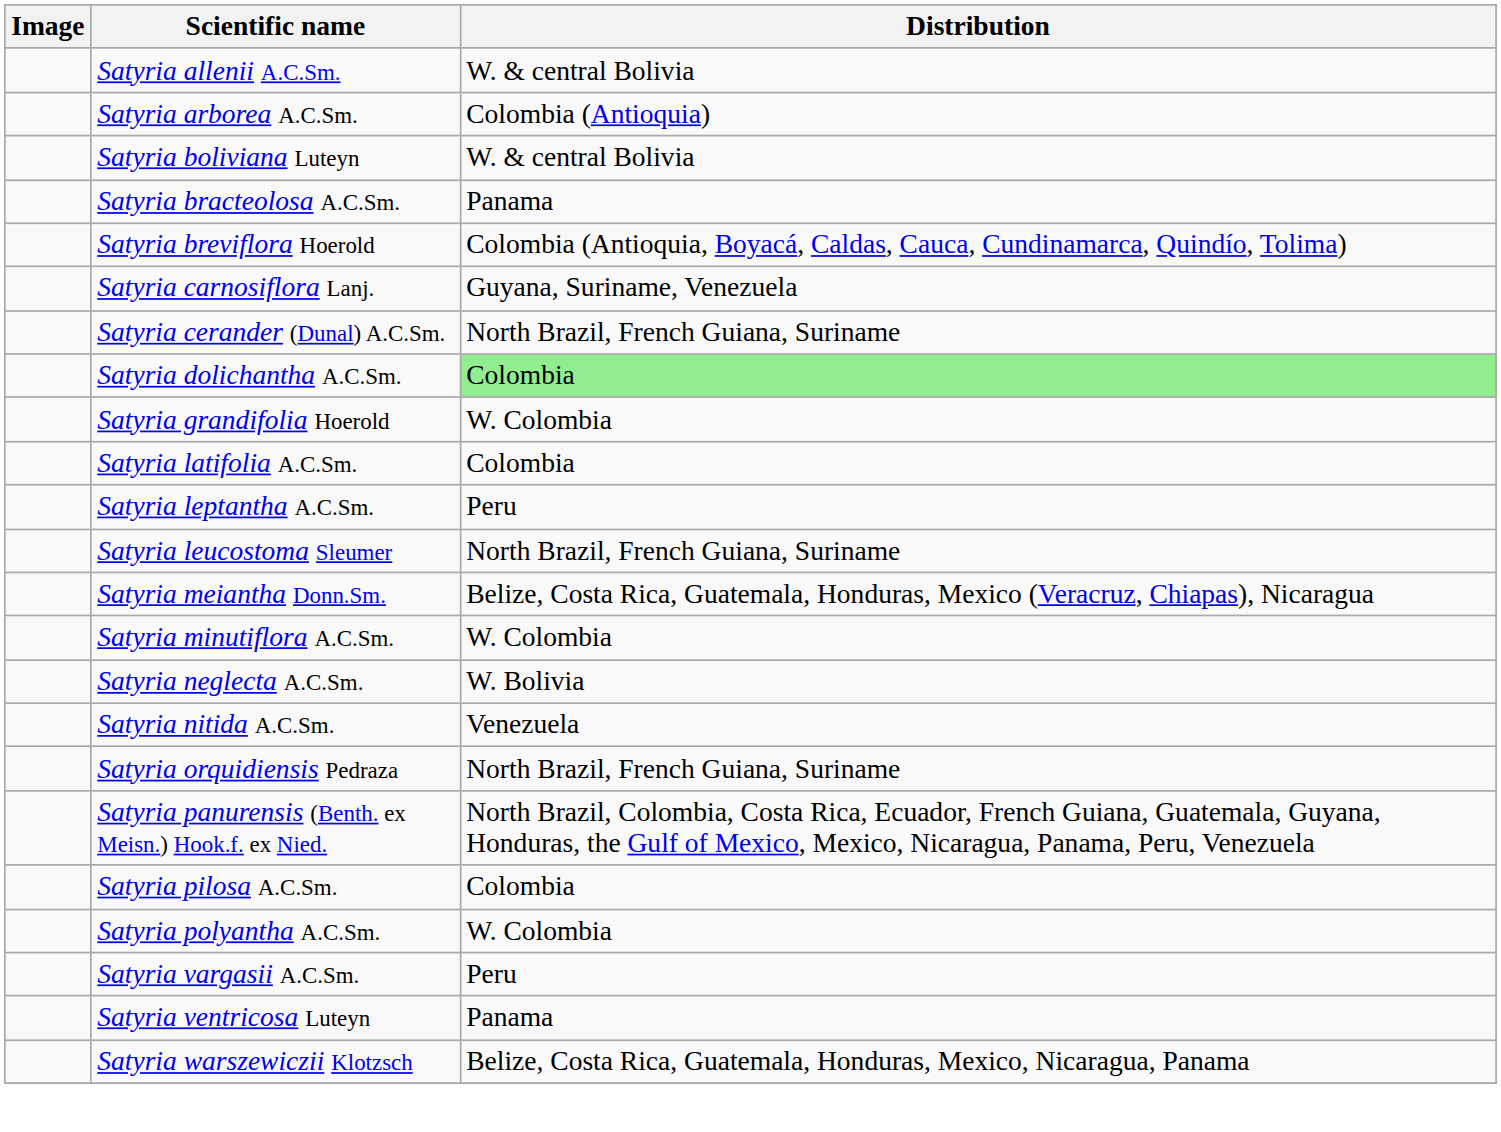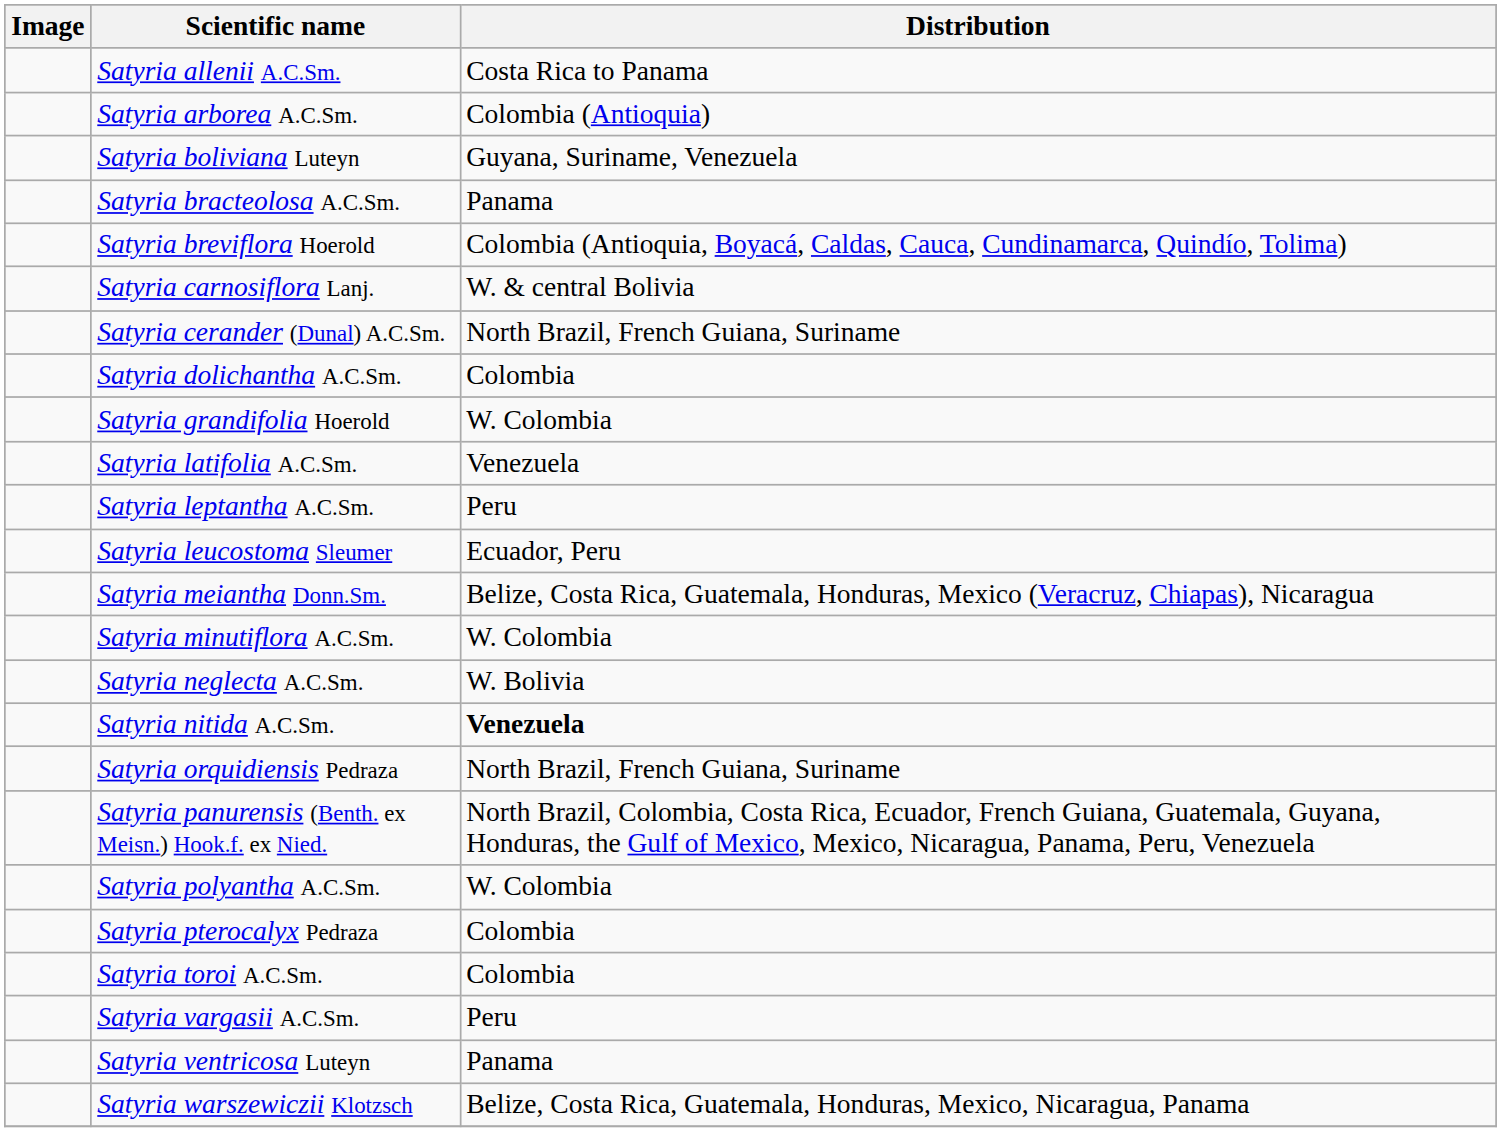(580, 69) W. & central Bolivia -> (587, 69) Costa Rica to Panama
(580, 157) W. & central Bolivia -> (632, 157) Guyana, Suriname, Venezuela
(632, 288) Guyana, Suriname, Venezuela -> (580, 288) W. & central Bolivia
(520, 375) lightgreen background -> (520, 375) no background
(520, 462) Colombia -> (523, 462) Venezuela
(683, 550) North Brazil, French Guiana, Suriname -> (544, 550) Ecuador, Peru
(523, 724) normal -> (525, 724) bold
- row: (217, 886)
+ row: (238, 930)
+ row: (210, 973)
